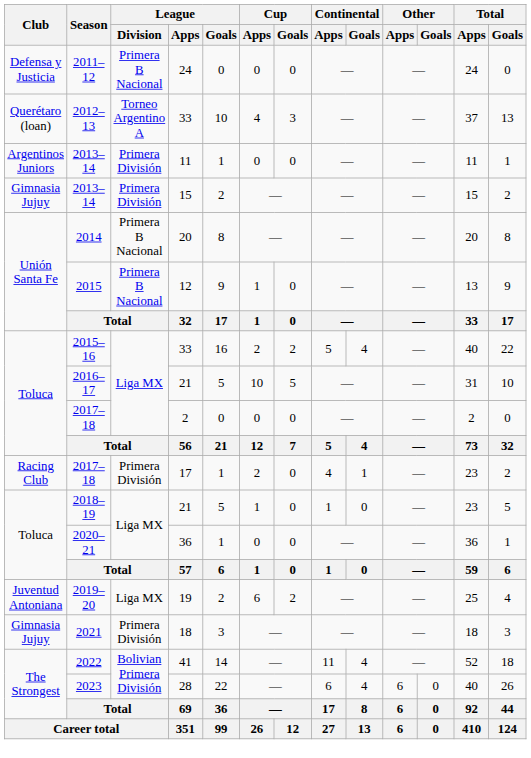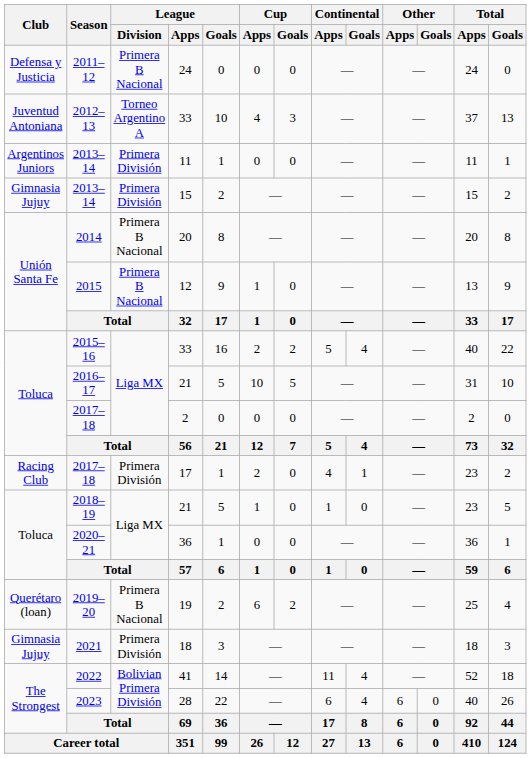(36, 118) Querétaro (loan) -> (36, 118) Juventud Antoniana
(36, 597) Juventud Antoniana -> (36, 604) Querétaro (loan)
(139, 597) Liga MX -> (139, 604) Primera B Nacional
